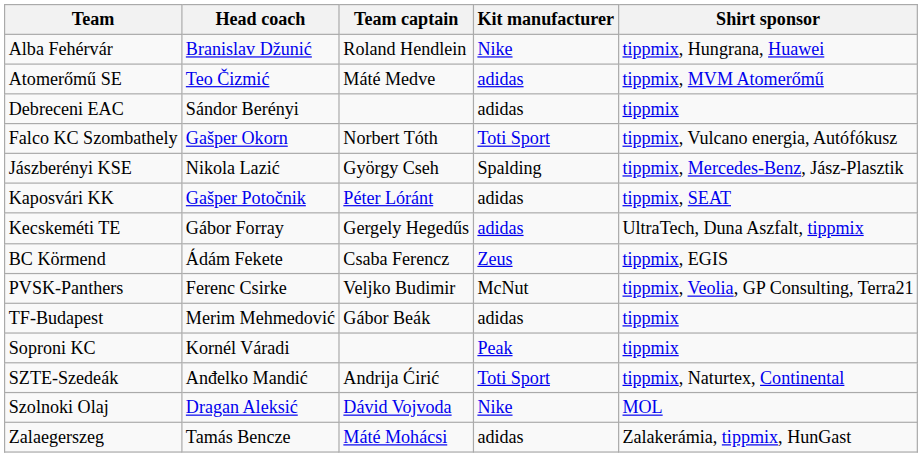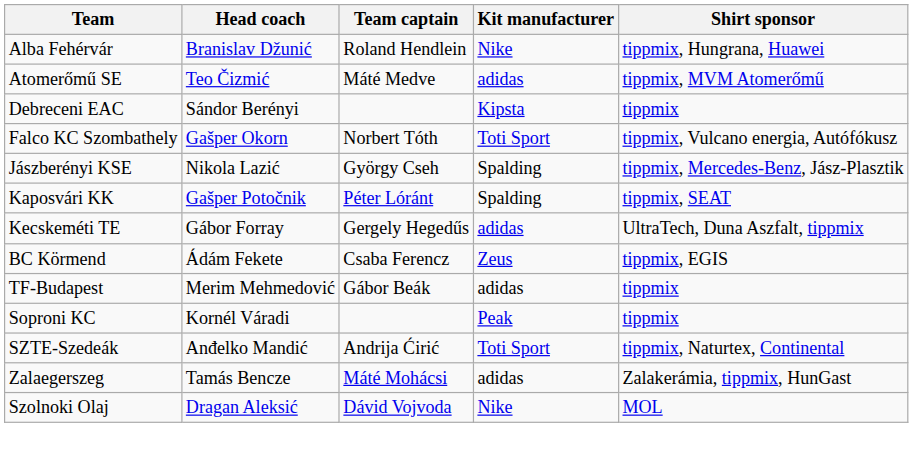(500, 109) adidas -> (501, 109) Kipsta
(500, 198) adidas -> (510, 198) Spalding
- row: (66, 288)
rows swapped: (59, 407) <-> (56, 437)
